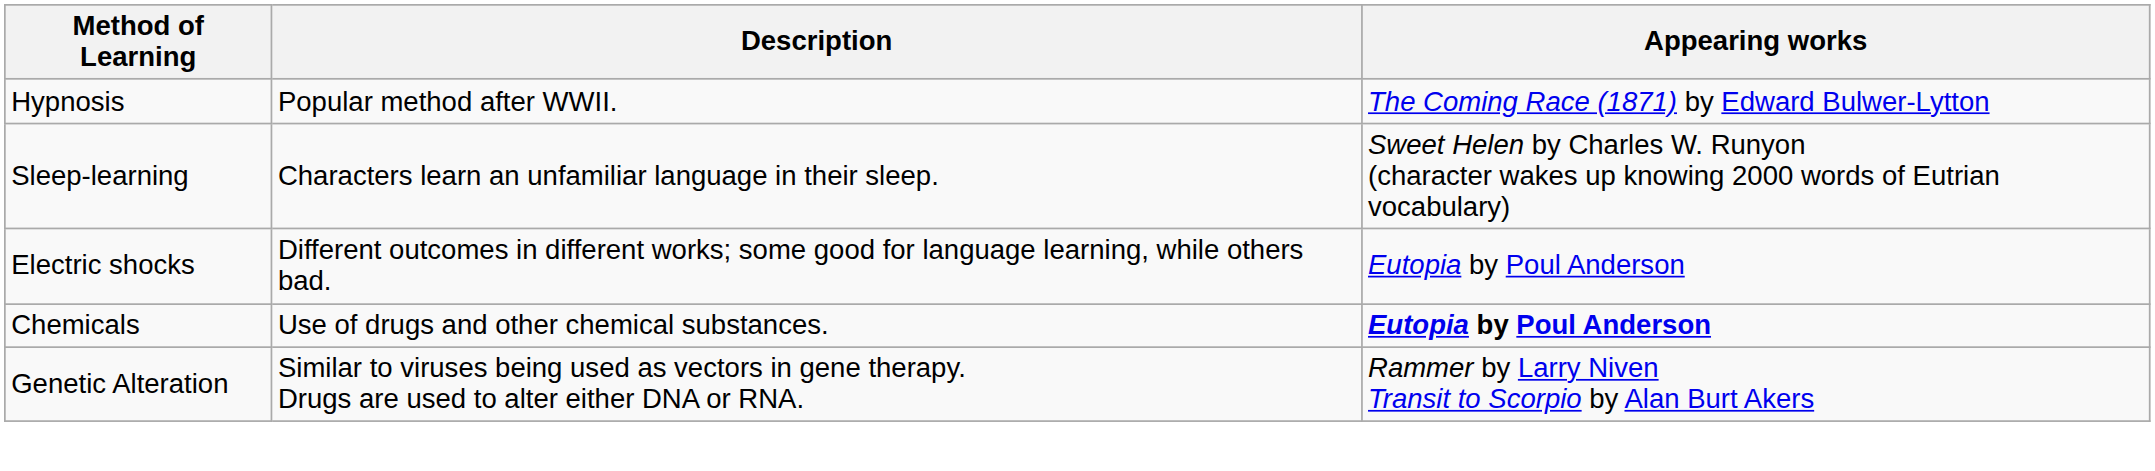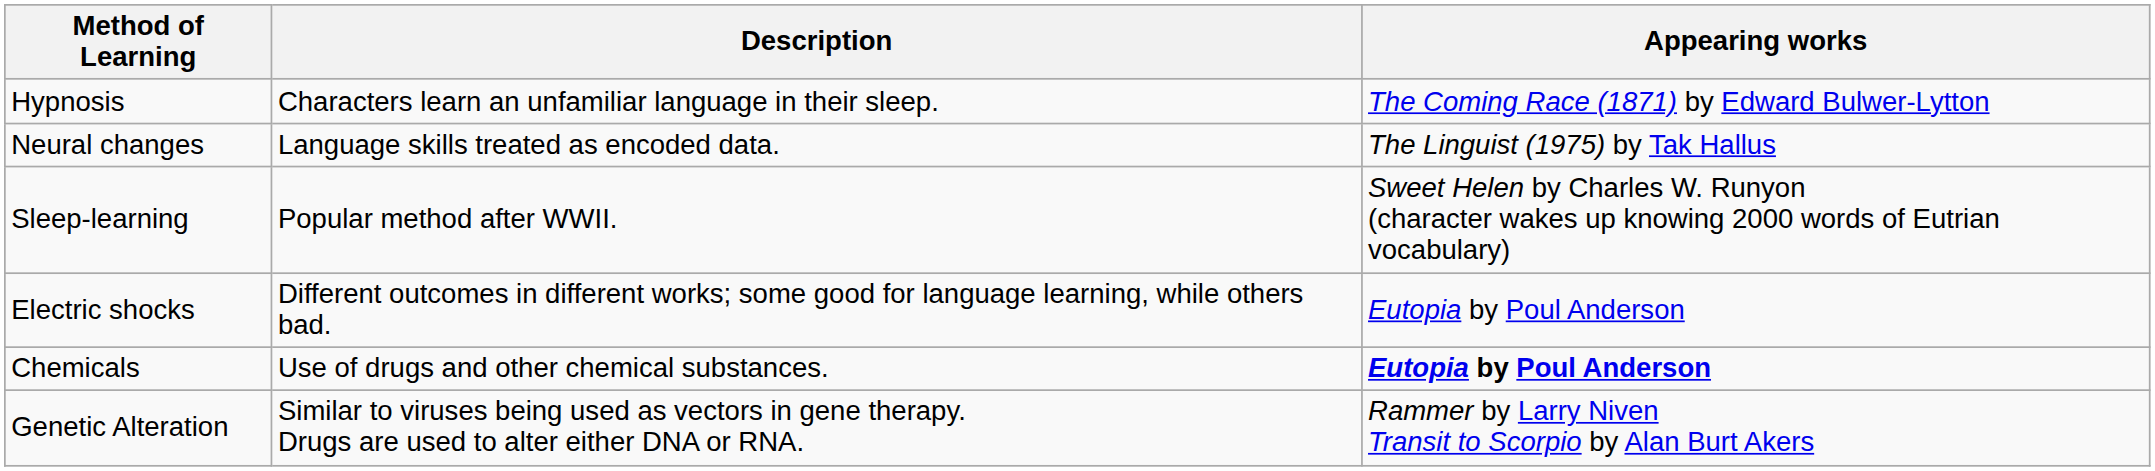(448, 100) Popular method after WWII. -> (608, 100) Characters learn an unfamiliar language in their sleep.
+ row: (108, 144)
(608, 175) Characters learn an unfamiliar language in their sleep. -> (448, 219) Popular method after WWII.
